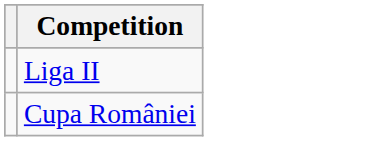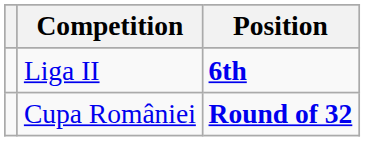+ column: (280, 26)
